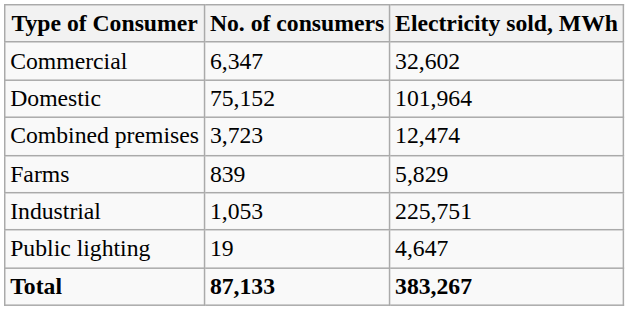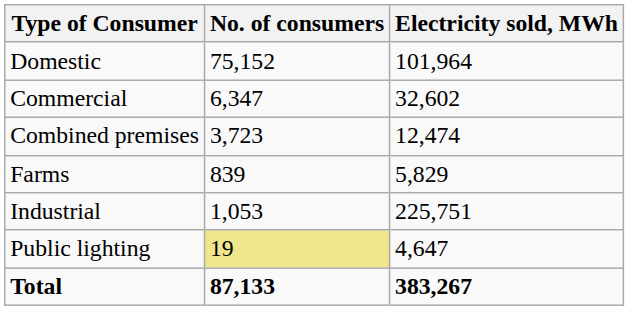rows swapped: (56, 98) <-> (69, 60)
(222, 248) no background -> (222, 248) khaki background
